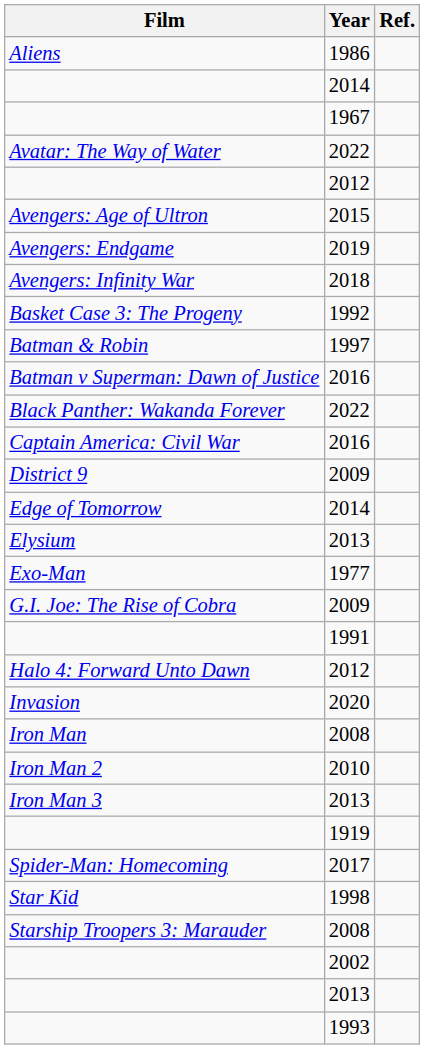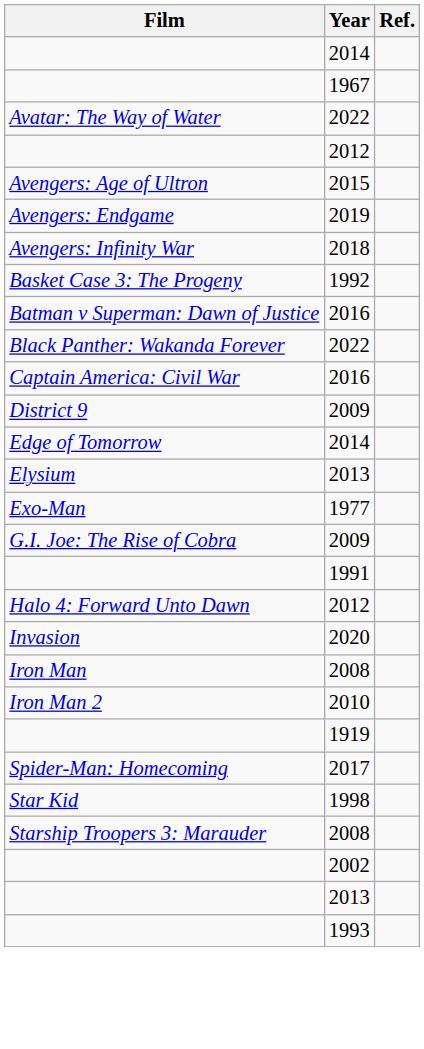- row: (35, 53)
- row: (79, 345)
- row: (56, 800)
